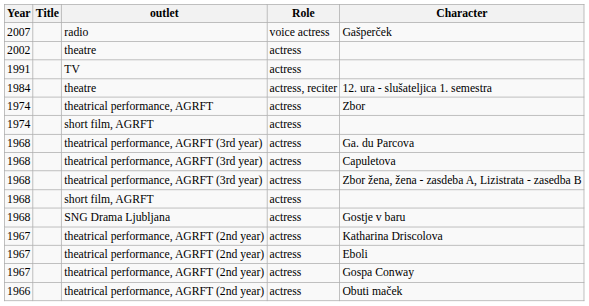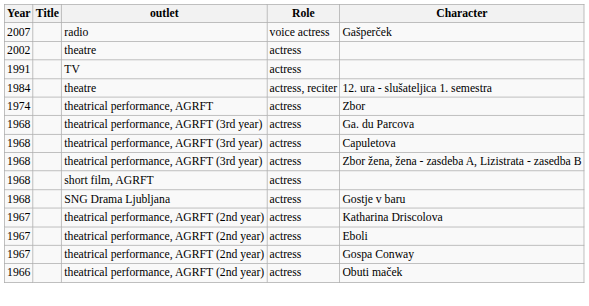- row: (19, 124)
